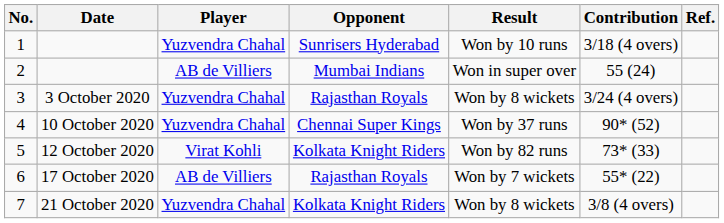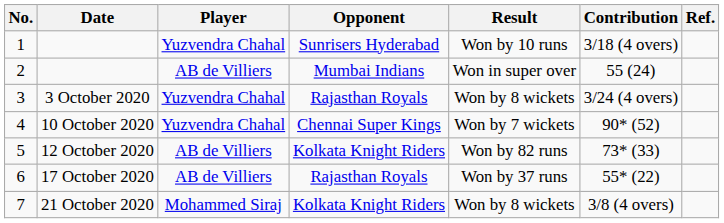(514, 124) Won by 37 runs -> (514, 124) Won by 7 wickets
(223, 151) Virat Kohli -> (223, 151) AB de Villiers
(514, 177) Won by 7 wickets -> (514, 177) Won by 37 runs
(223, 204) Yuzvendra Chahal -> (223, 204) Mohammed Siraj
